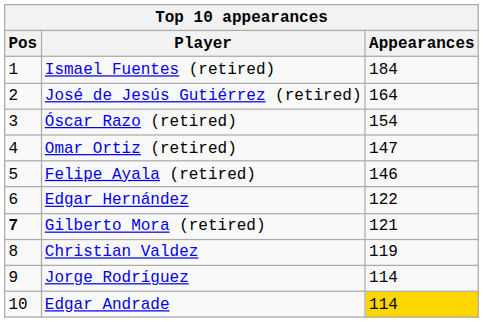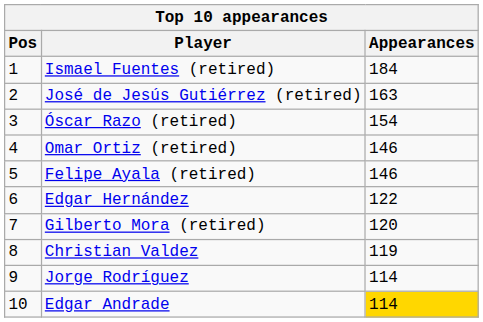(383, 96) 164 -> (383, 96) 163
(383, 148) 147 -> (383, 148) 146
(13, 226) bold -> (13, 226) normal
(383, 226) 121 -> (383, 226) 120
